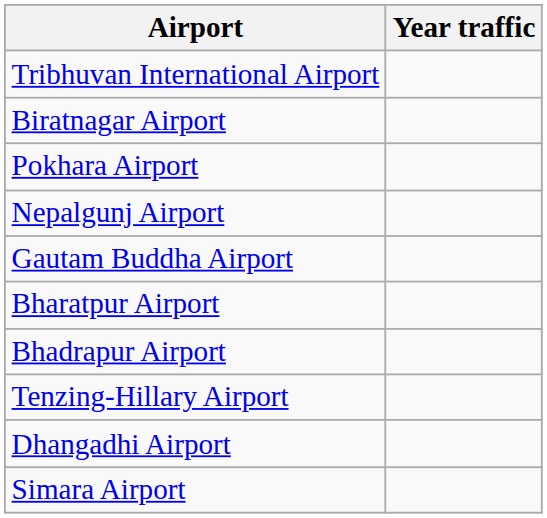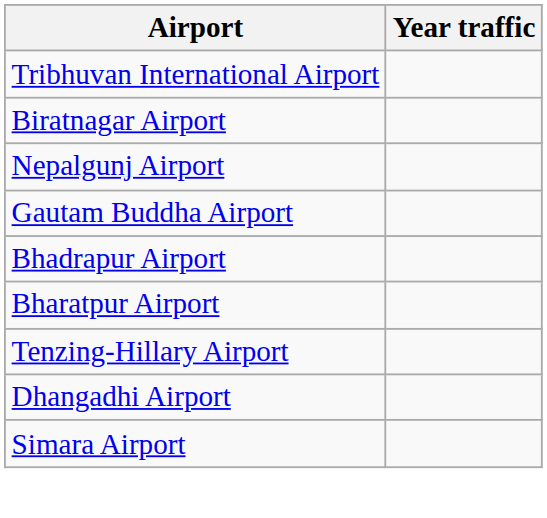- row: (105, 166)
rows swapped: (116, 304) <-> (119, 350)
